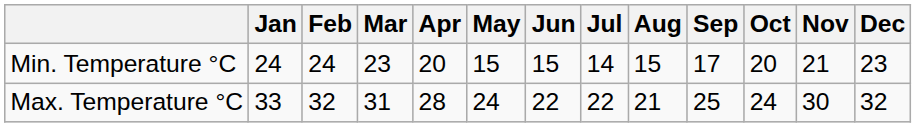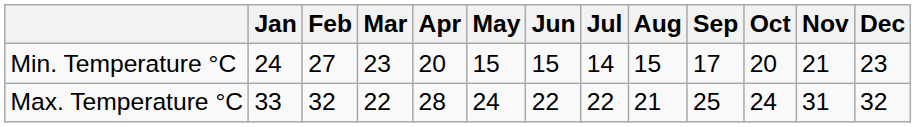(322, 63) 24 -> (322, 63) 27
(377, 102) 31 -> (377, 102) 22
(816, 102) 30 -> (816, 102) 31
